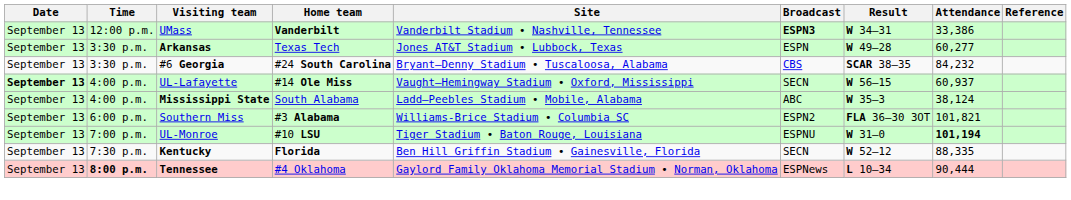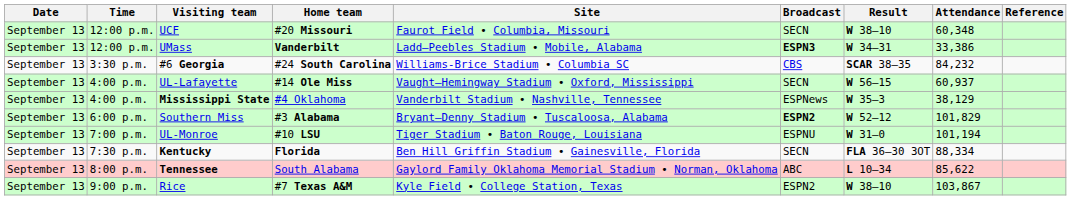+ row: (169, 31)
(529, 31) Vanderbilt Stadium • Nashville, Tennessee -> (519, 48) Ladd–Peebles Stadium • Mobile, Alabama
- row: (185, 48)
(532, 65) Bryant–Denny Stadium • Tuscaloosa, Alabama -> (513, 65) Williams-Brice Stadium • Columbia SC
(46, 83) bold -> (46, 83) normal
(317, 100) South Alabama -> (310, 100) #4 Oklahoma
(519, 100) Ladd–Peebles Stadium • Mobile, Alabama -> (529, 100) Vanderbilt Stadium • Nashville, Tennessee
(793, 100) ABC -> (806, 100) ESPNews
(955, 100) 38,124 -> (955, 100) 38,129
(513, 118) Williams-Brice Stadium • Columbia SC -> (532, 118) Bryant–Denny Stadium • Tuscaloosa, Alabama
(799, 118) normal -> (799, 118) bold
(888, 118) FLA 36–30 3OT -> (869, 118) W 52–12
(958, 118) 101,821 -> (958, 118) 101,829
(958, 135) bold -> (958, 135) normal
(869, 152) W 52–12 -> (888, 152) FLA 36–30 3OT
(955, 152) 88,335 -> (955, 152) 88,334
(119, 170) bold -> (119, 170) normal
(310, 170) #4 Oklahoma -> (317, 170) South Alabama
(806, 170) ESPNews -> (793, 170) ABC
(955, 170) 90,444 -> (955, 170) 85,622
+ row: (173, 187)
